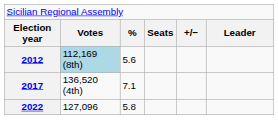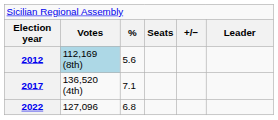(129, 107) 5.8 -> (129, 107) 6.8
